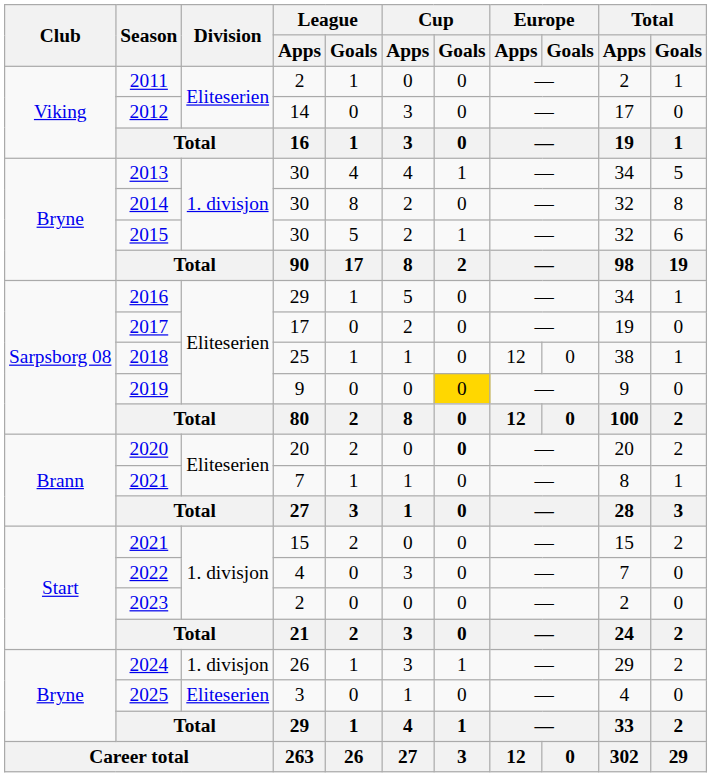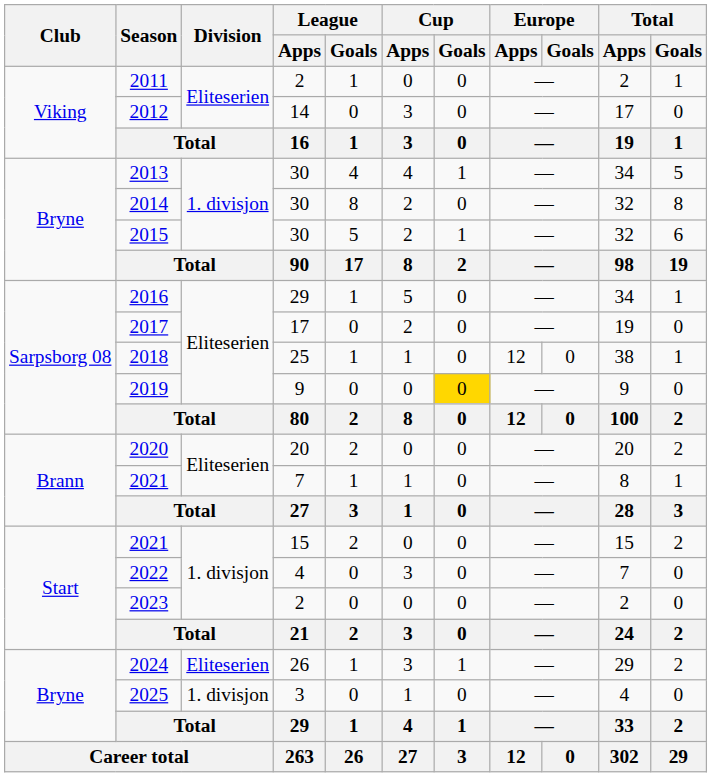(462, 449) bold -> (462, 449) normal
(228, 664) 1. divisjon -> (228, 664) Eliteserien
(228, 695) Eliteserien -> (228, 695) 1. divisjon
